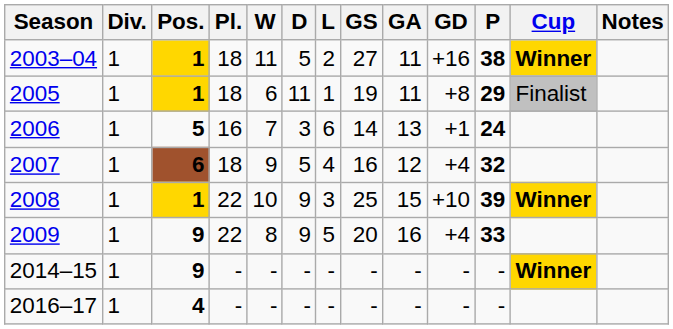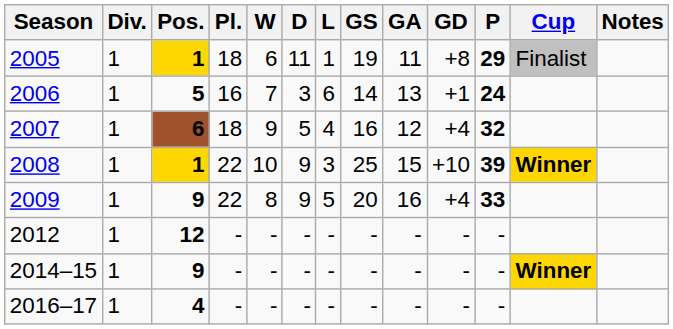- row: (53, 57)
+ row: (35, 235)
